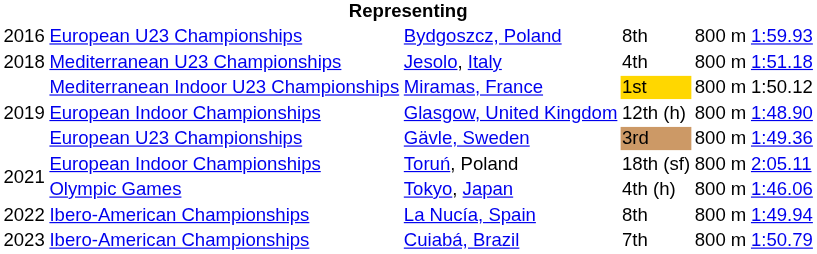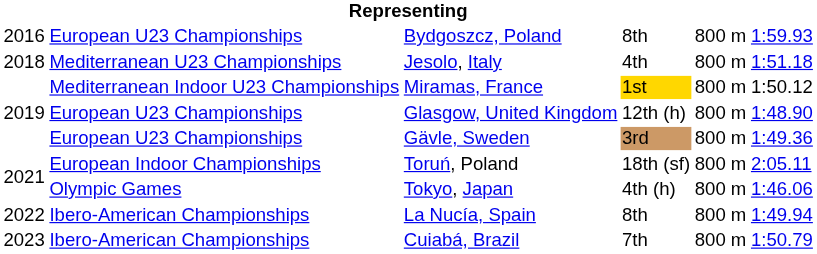(185, 112) European Indoor Championships -> (176, 112) European U23 Championships
